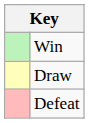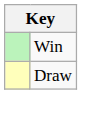- row: (57, 103)
